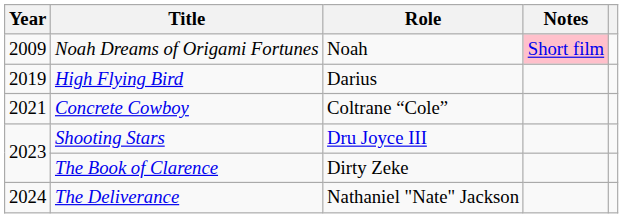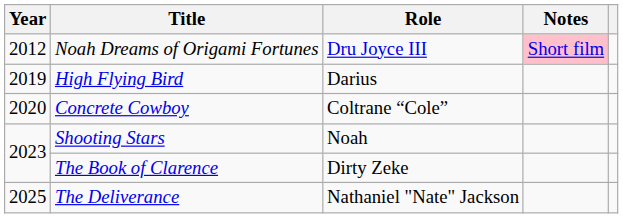(28, 49) 2009 -> (28, 49) 2012
(347, 49) Noah -> (377, 49) Dru Joyce III
(28, 108) 2021 -> (28, 108) 2020
(377, 138) Dru Joyce III -> (347, 138) Noah
(28, 197) 2024 -> (28, 197) 2025
